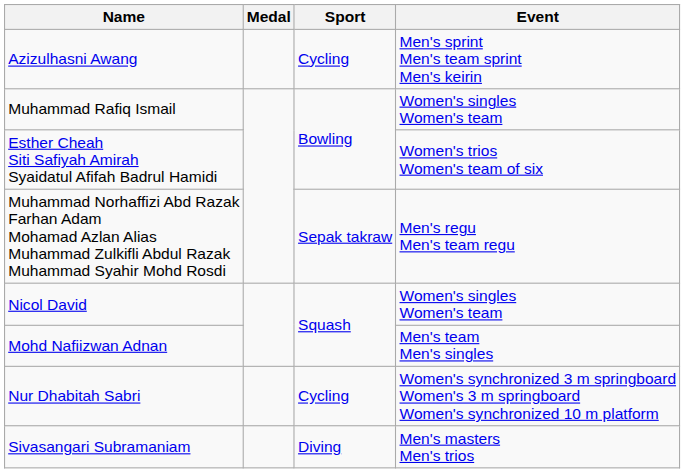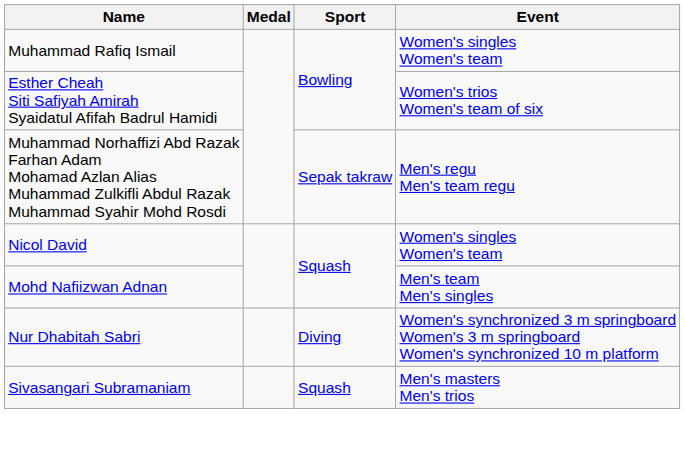- row: (73, 59)
(324, 397) Cycling -> (320, 337) Diving
(320, 447) Diving -> (324, 388) Squash
